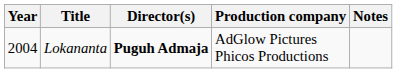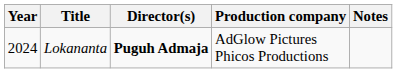(23, 47) 2004 -> (23, 47) 2024
